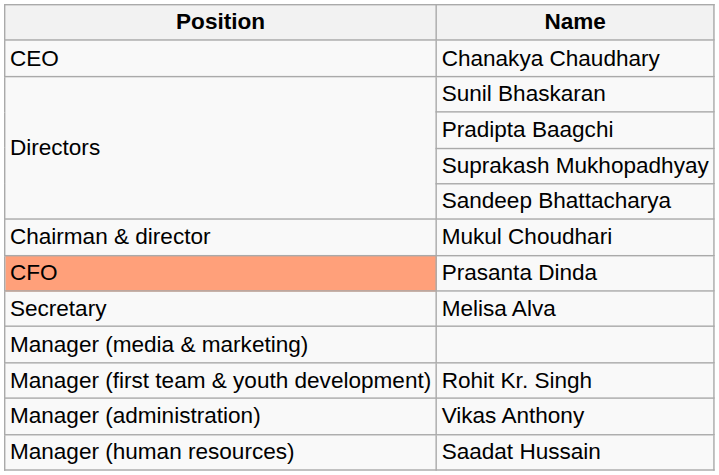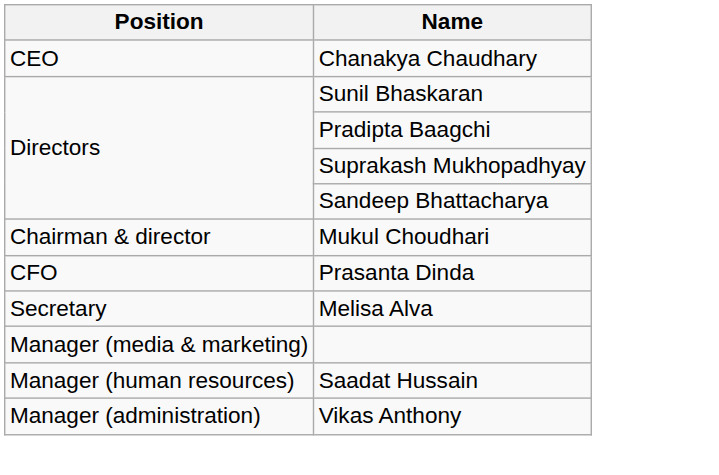(34, 272) lightsalmon background -> (34, 272) no background
- row: (517, 380)
rows swapped: (513, 415) <-> (521, 451)
